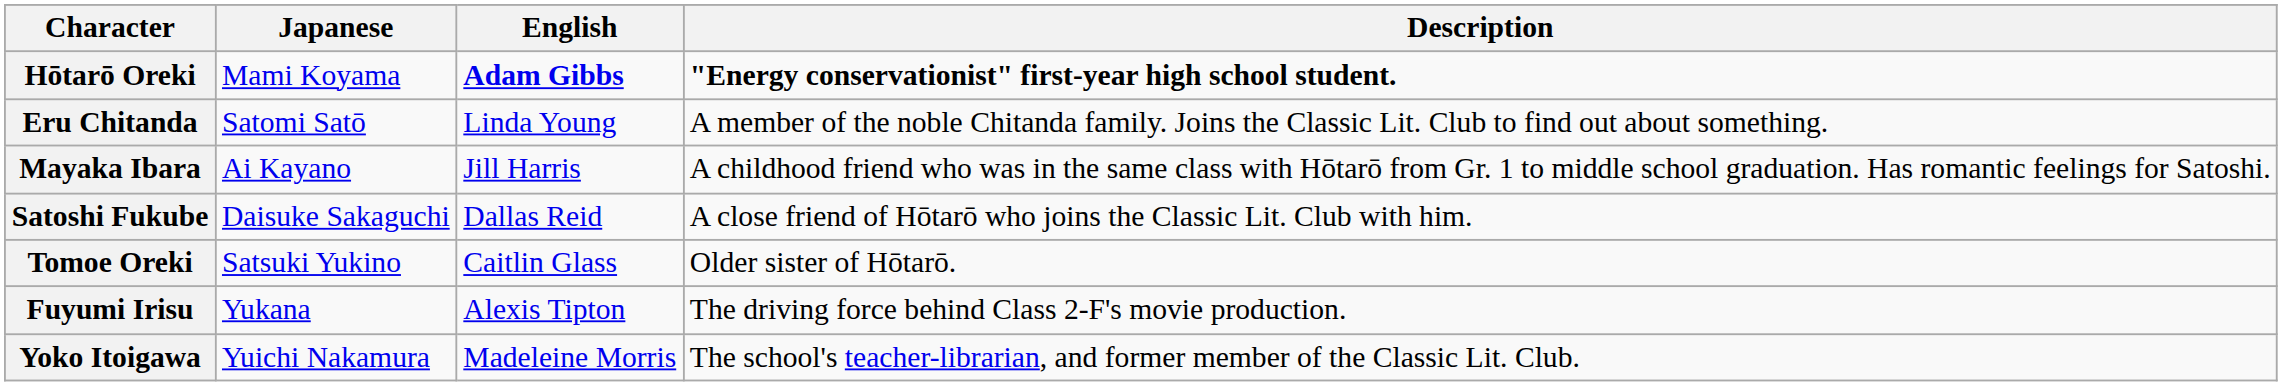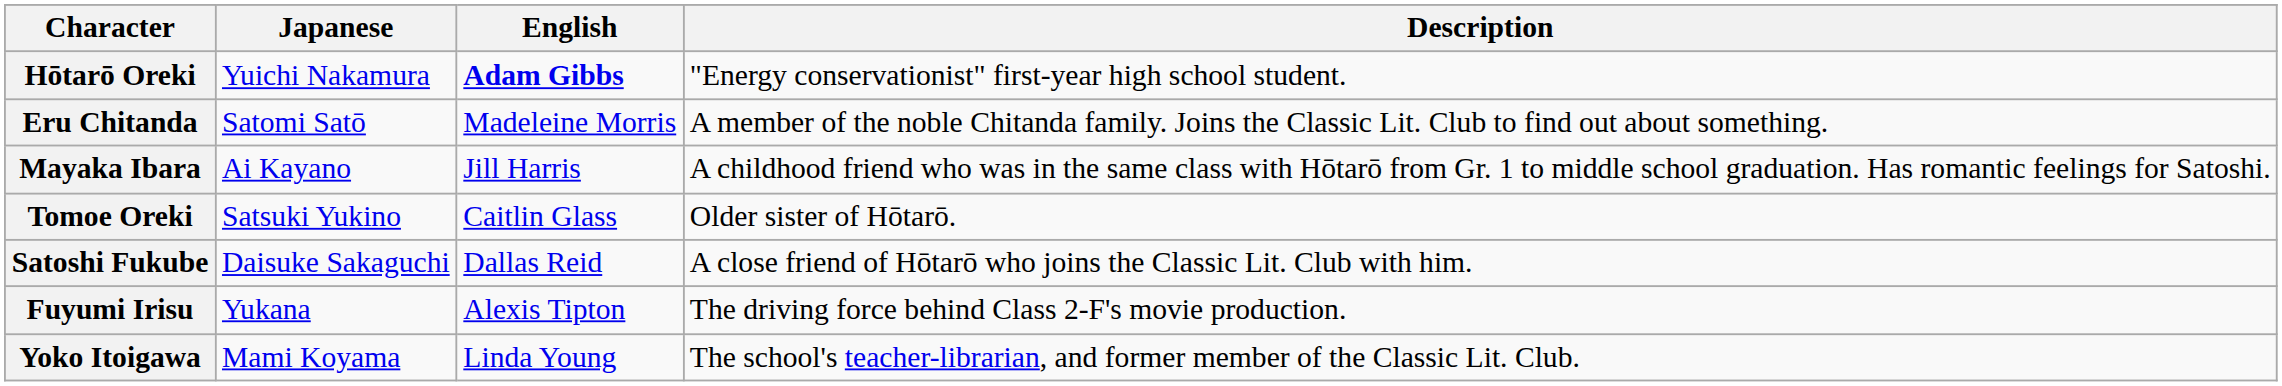(311, 74) Mami Koyama -> (326, 74) Yuichi Nakamura
(1043, 74) bold -> (1018, 74) normal
(540, 121) Linda Young -> (570, 121) Madeleine Morris
rows swapped: (110, 215) <-> (110, 262)
(326, 356) Yuichi Nakamura -> (311, 356) Mami Koyama
(570, 356) Madeleine Morris -> (540, 356) Linda Young
